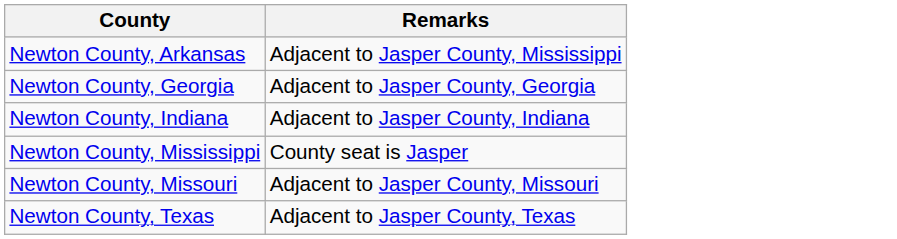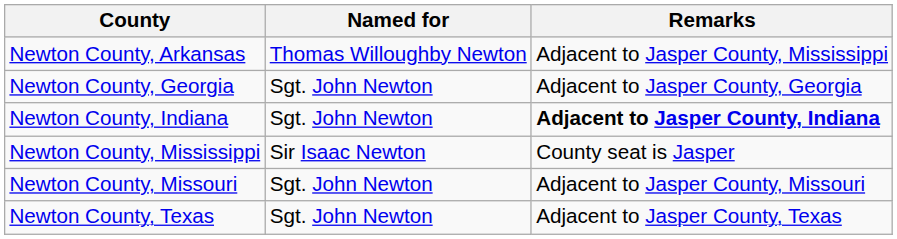+ column: (398, 20)
(430, 119) normal -> (708, 119) bold
